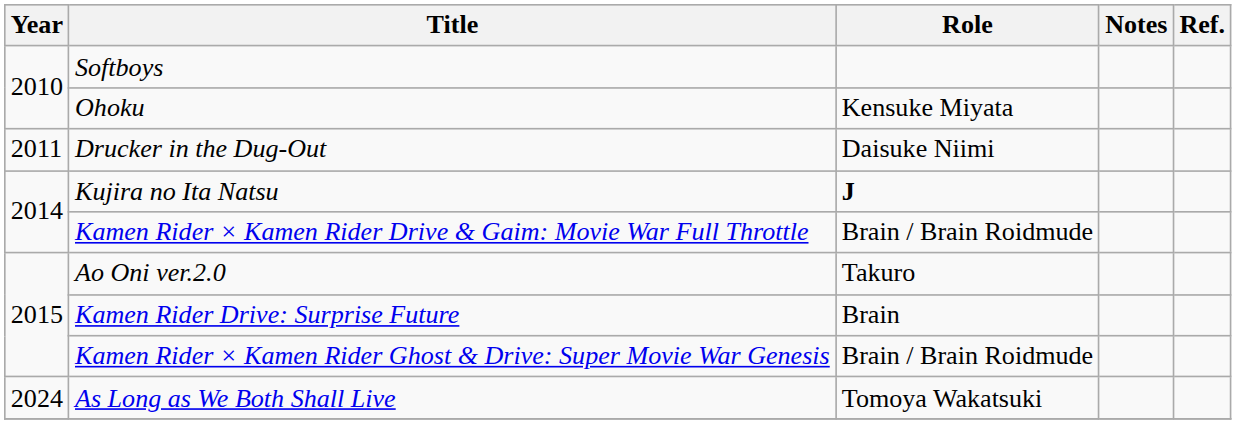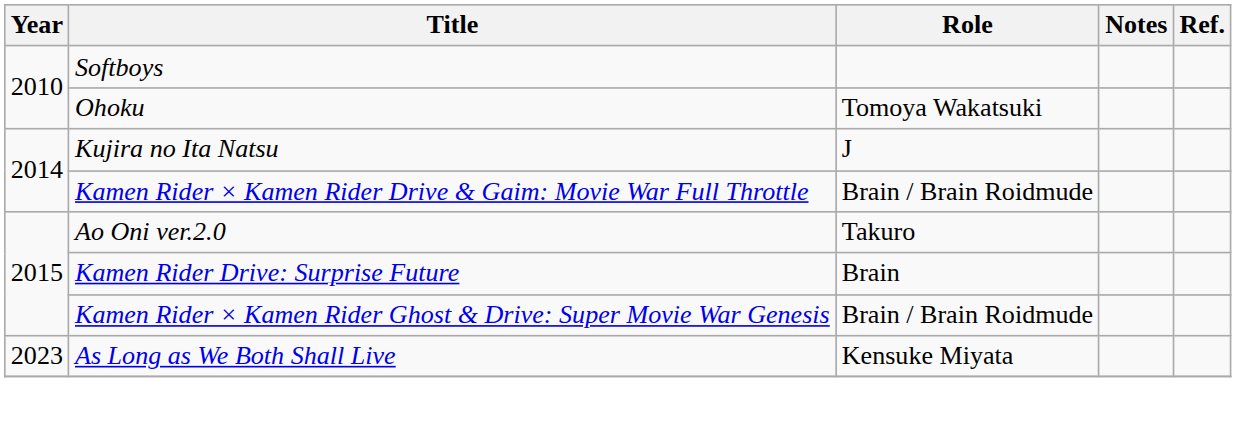(928, 107) Kensuke Miyata -> (942, 107) Tomoya Wakatsuki
- row: (201, 149)
(848, 190) bold -> (847, 149) normal
(37, 397) 2024 -> (37, 356) 2023
(942, 397) Tomoya Wakatsuki -> (928, 356) Kensuke Miyata
